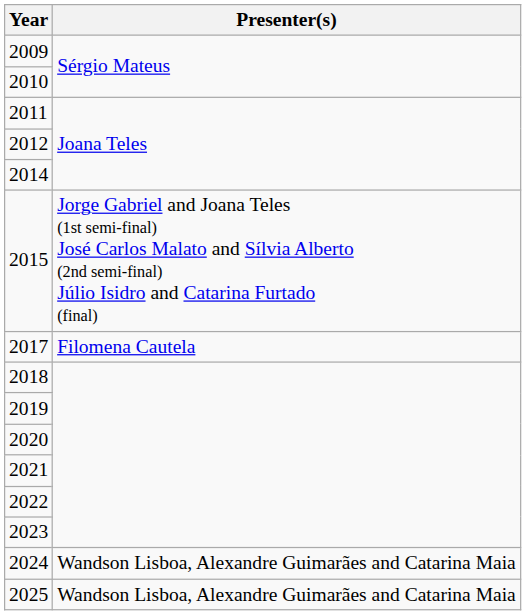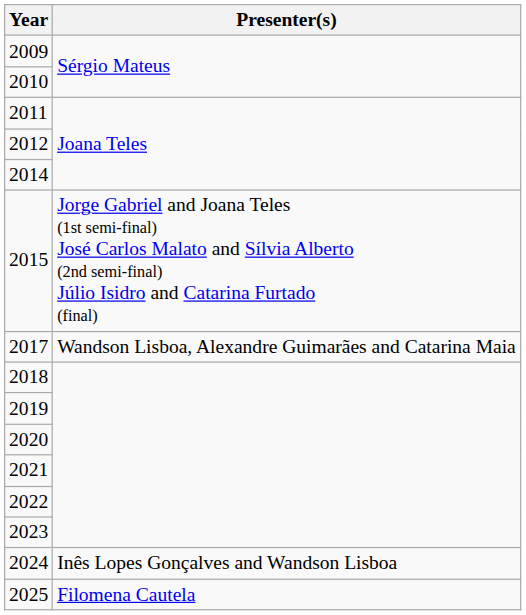(126, 346) Filomena Cautela -> (286, 346) Wandson Lisboa, Alexandre Guimarães and Catarina Maia
(286, 563) Wandson Lisboa, Alexandre Guimarães and Catarina Maia -> (227, 563) Inês Lopes Gonçalves and Wandson Lisboa
(286, 594) Wandson Lisboa, Alexandre Guimarães and Catarina Maia -> (126, 594) Filomena Cautela
